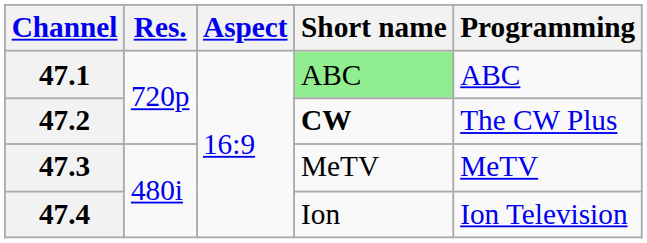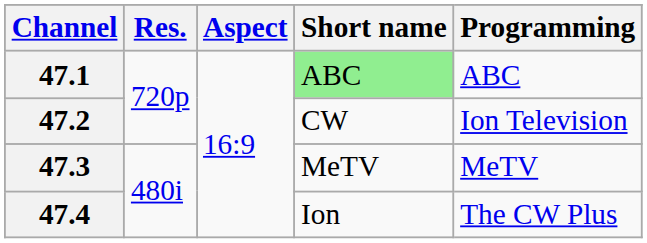(326, 120) bold -> (325, 120) normal
(539, 120) The CW Plus -> (544, 120) Ion Television
(544, 213) Ion Television -> (539, 213) The CW Plus
